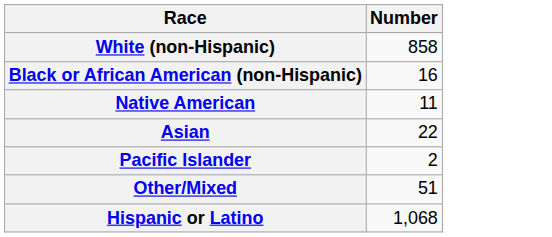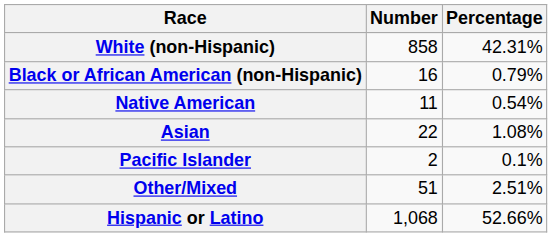+ column: (494, 18)
